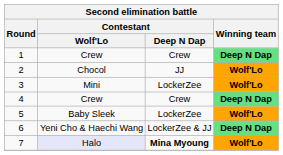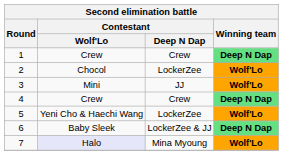(180, 70) JJ -> (180, 70) LockerZee
(180, 85) LockerZee -> (180, 85) JJ
(92, 114) Baby Sleek -> (92, 114) Yeni Cho & Haechi Wang
(92, 128) Yeni Cho & Haechi Wang -> (92, 128) Baby Sleek
(180, 143) bold -> (180, 143) normal
